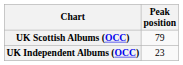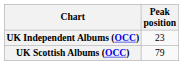rows swapped: (73, 53) <-> (73, 38)
